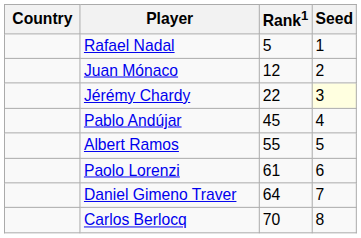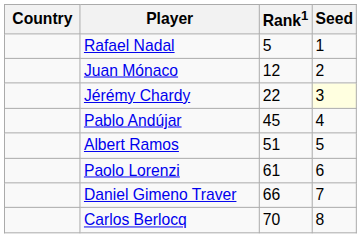(271, 145) 55 -> (271, 145) 51
(271, 195) 64 -> (271, 195) 66
